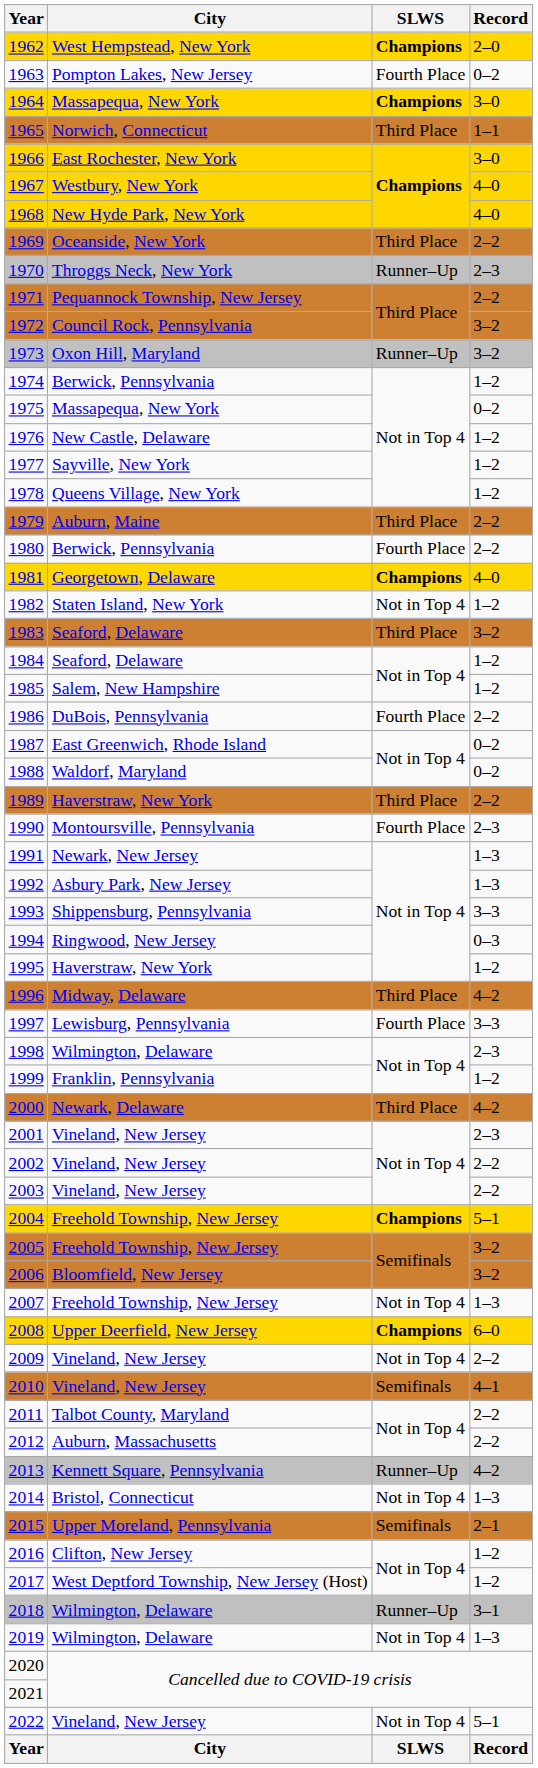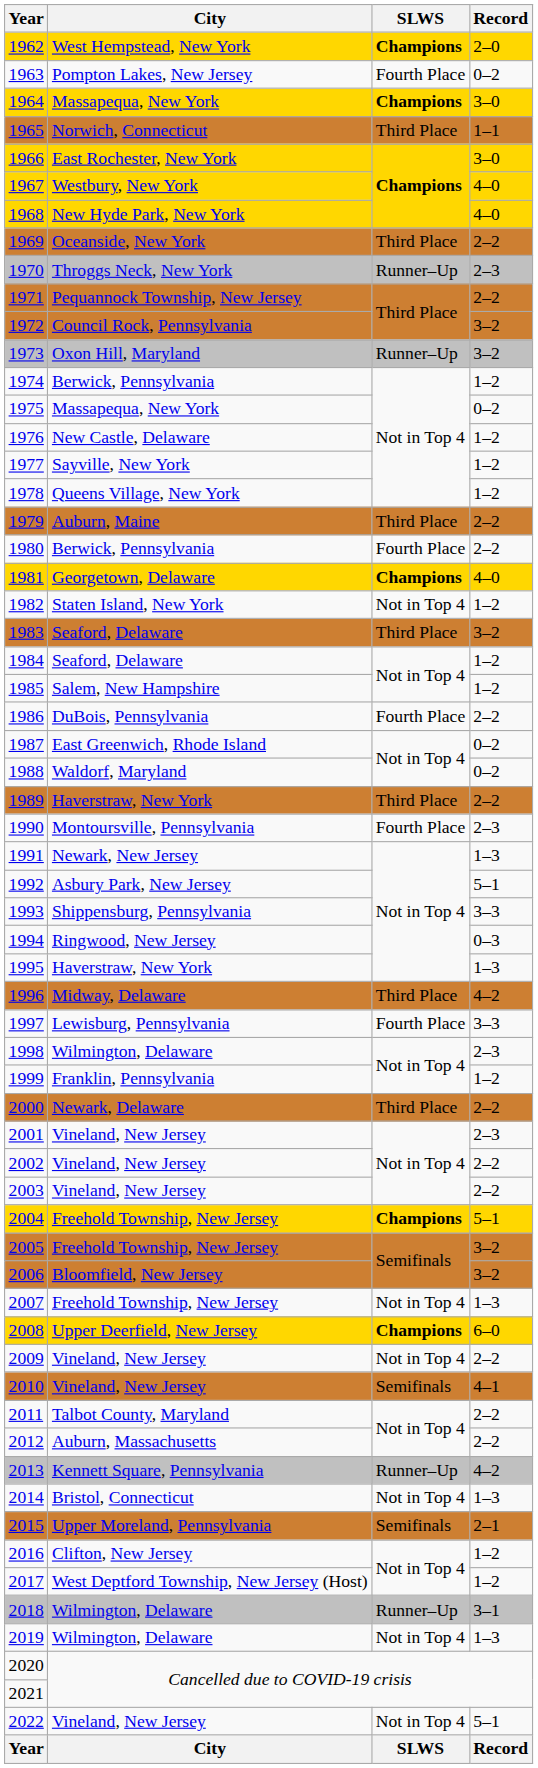(487, 883) 1–3 -> (487, 883) 5–1
(487, 967) 1–2 -> (487, 967) 1–3
(487, 1107) 4–2 -> (487, 1107) 2–2
